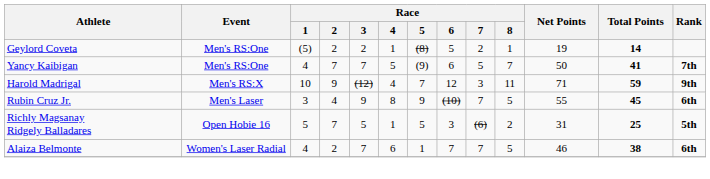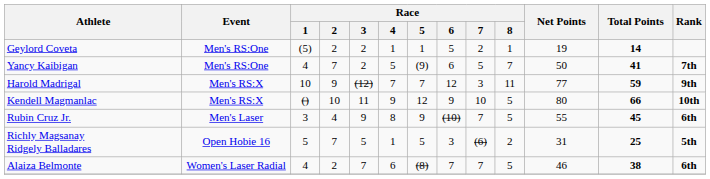(422, 48) (8) -> (422, 48) 1
(364, 65) 7 -> (364, 65) 2
(393, 83) 4 -> (393, 83) 7
(561, 83) 71 -> (561, 83) 77
+ row: (52, 100)
(422, 148) 1 -> (422, 165) (8)
